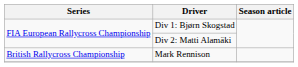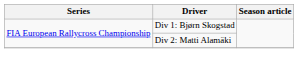- row: (182, 54)
